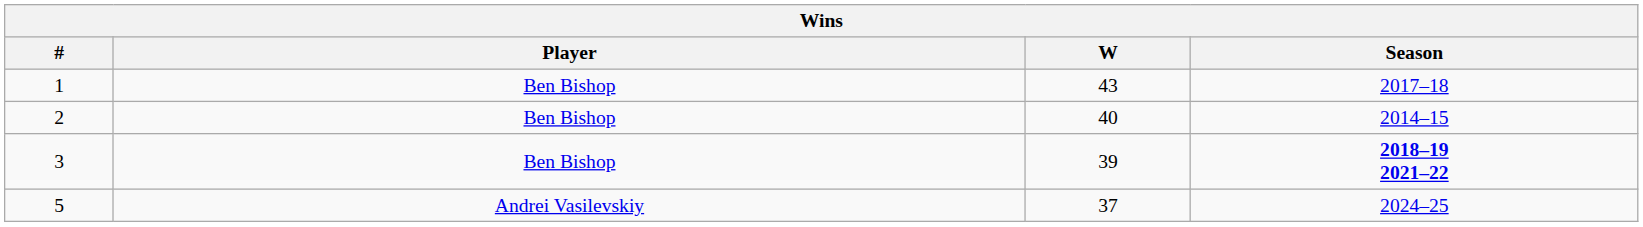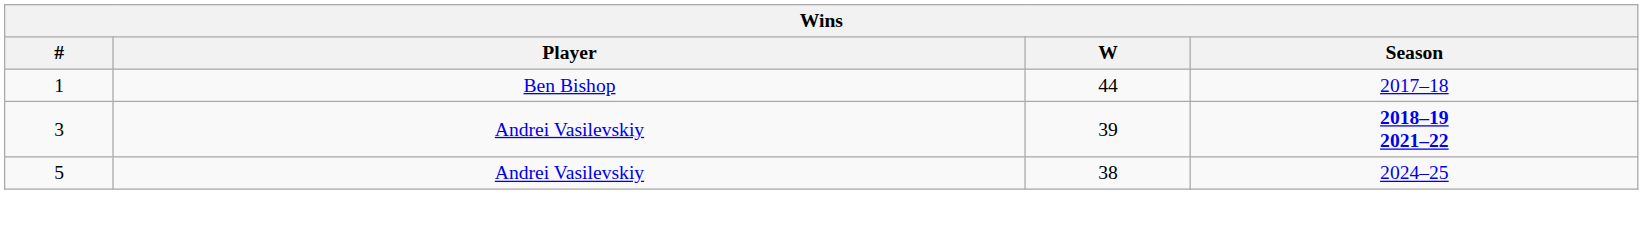(1108, 85) 43 -> (1108, 85) 44
- row: (59, 117)
(569, 161) Ben Bishop -> (569, 129) Andrei Vasilevskiy
(1108, 205) 37 -> (1108, 173) 38
